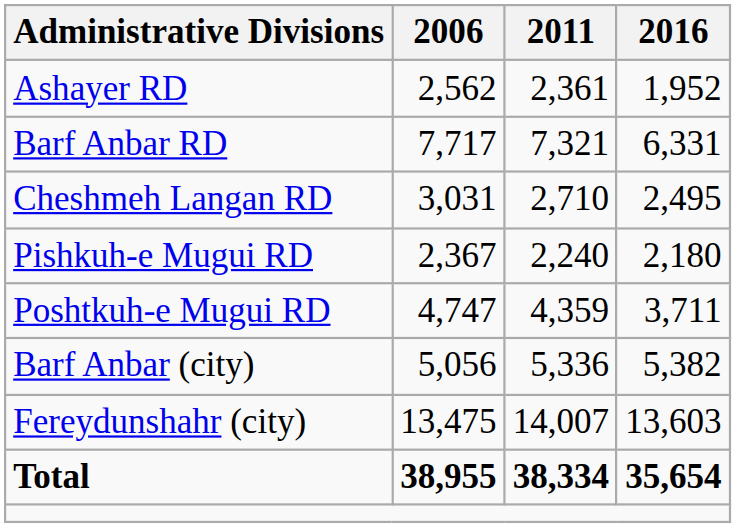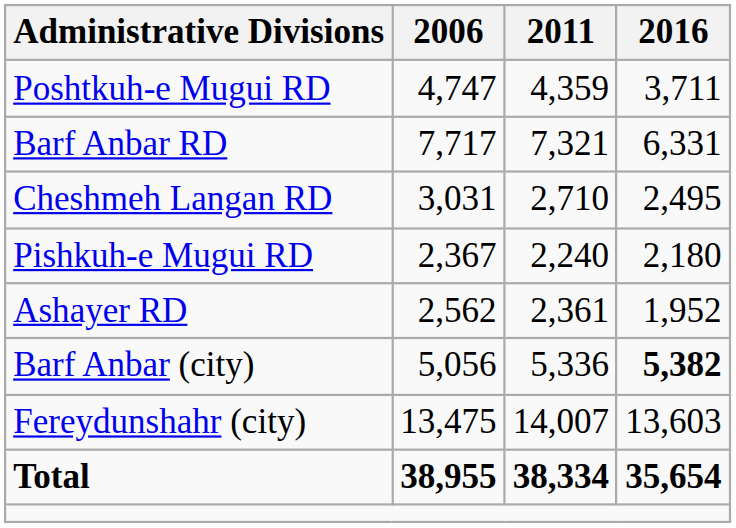rows swapped: (100, 87) <-> (172, 310)
(682, 365) normal -> (682, 365) bold
